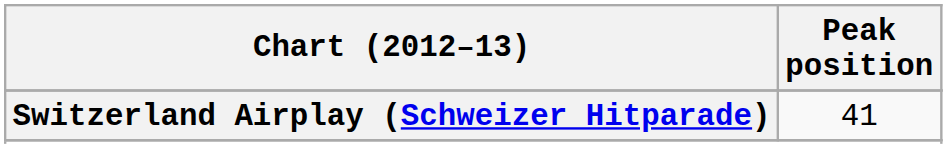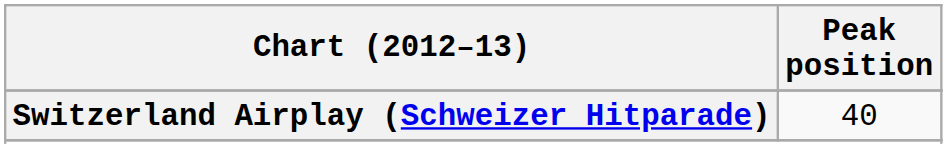(859, 116) 41 -> (859, 116) 40
